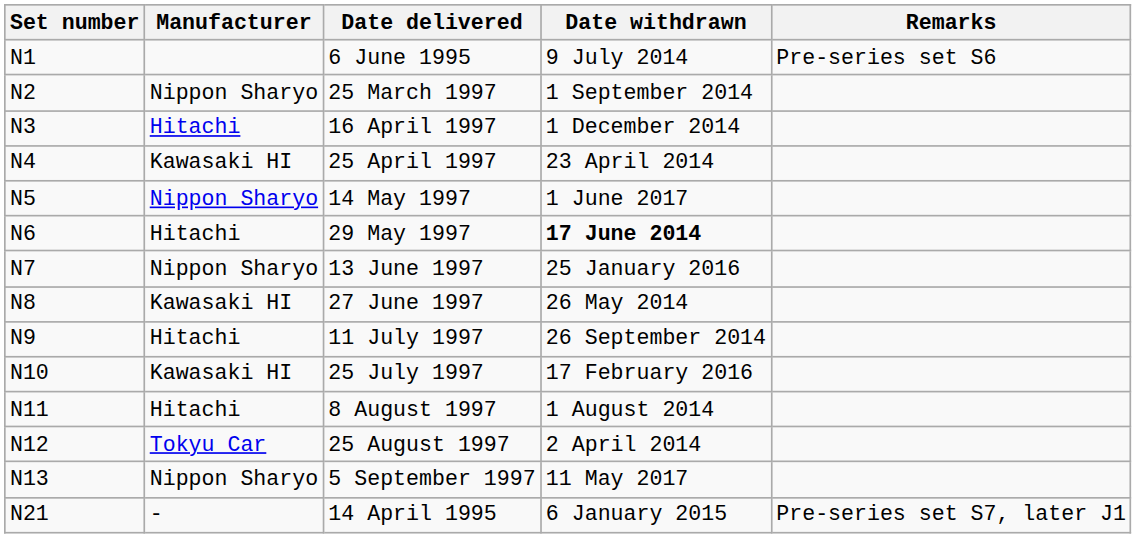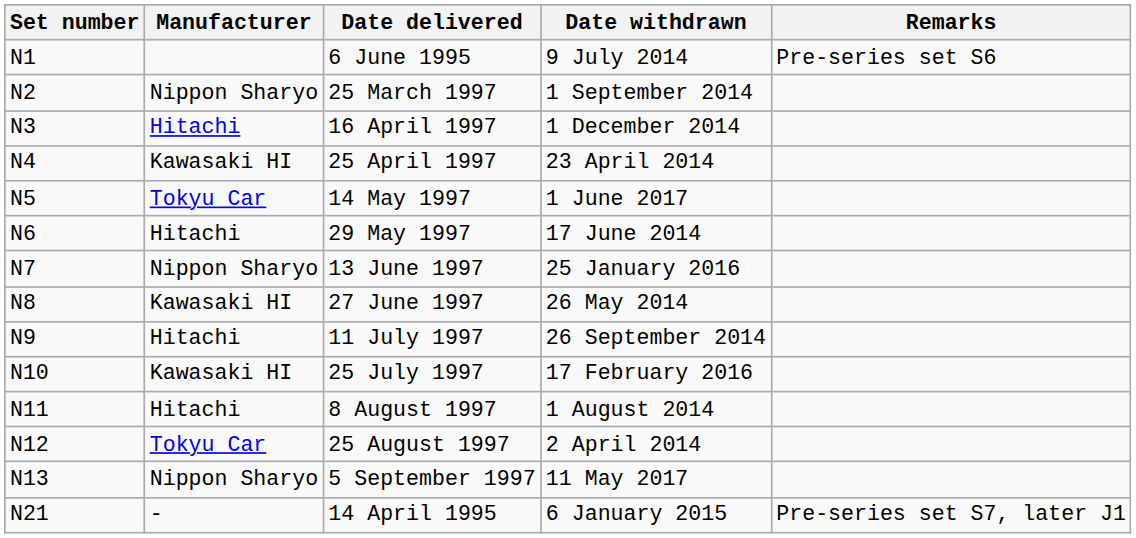(234, 198) Nippon Sharyo -> (208, 198) Tokyu Car
(624, 233) bold -> (624, 233) normal
